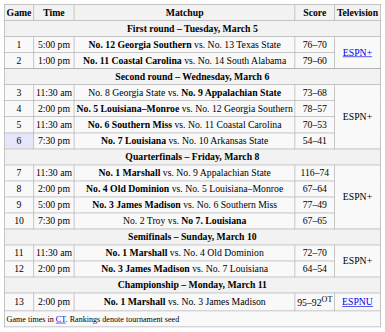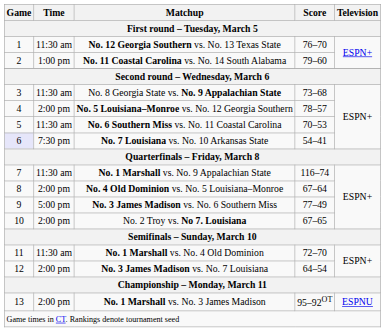(54, 44) 5:00 pm -> (54, 44) 11:30 am
(54, 221) 7:30 pm -> (54, 221) 2:00 pm
